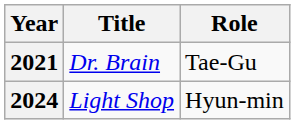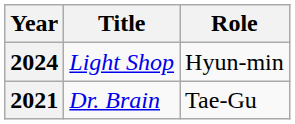rows swapped: (34, 61) <-> (34, 99)
